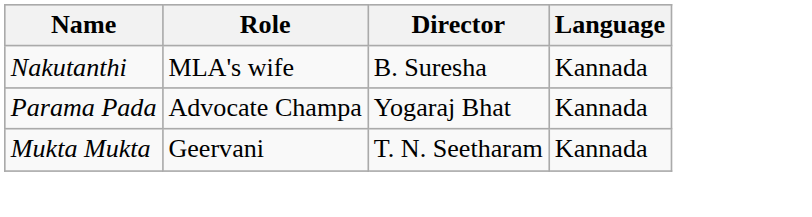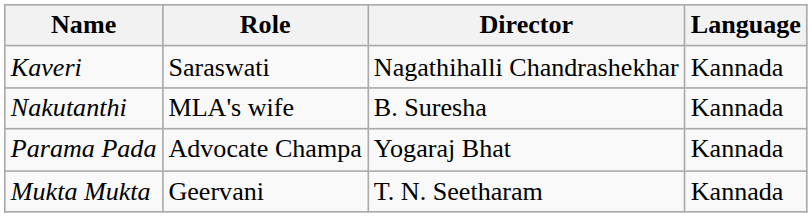+ row: (46, 66)
